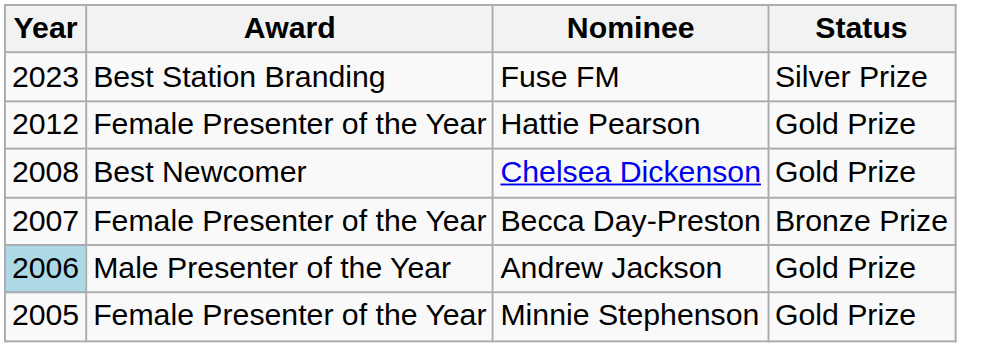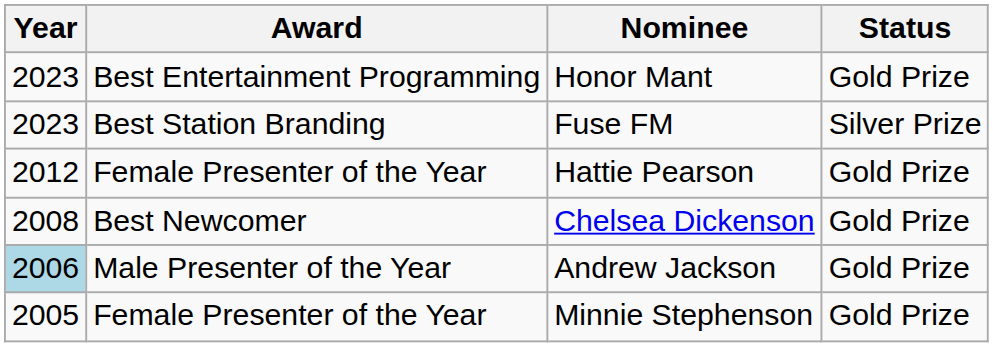+ row: (633, 76)
- row: (631, 220)
